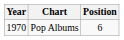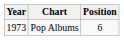(16, 27) 1970 -> (16, 27) 1973
